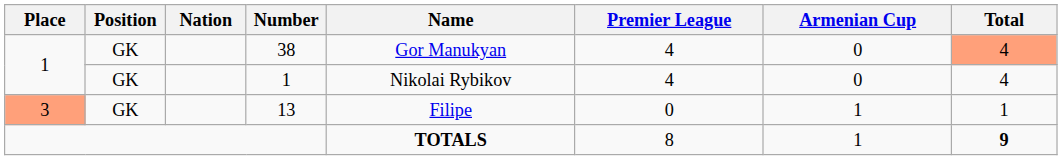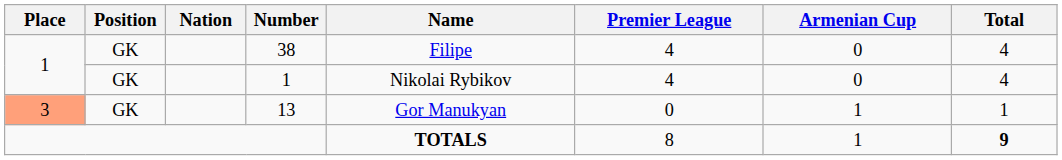(451, 49) Gor Manukyan -> (451, 49) Filipe
(1004, 49) lightsalmon background -> (1004, 49) no background
(451, 109) Filipe -> (451, 109) Gor Manukyan
